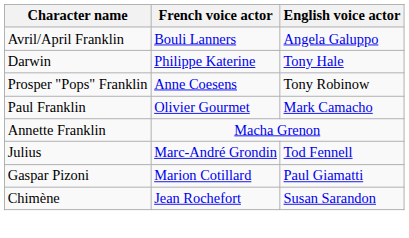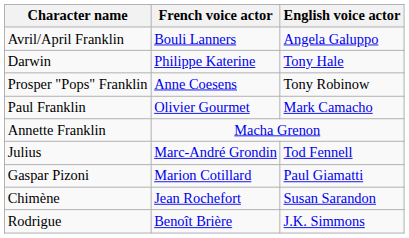+ row: (35, 221)
